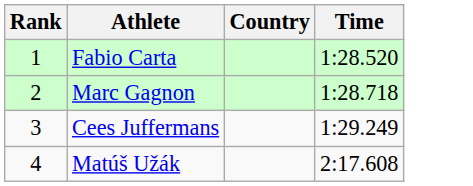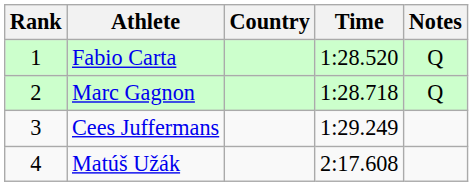+ column: (435, 22)
